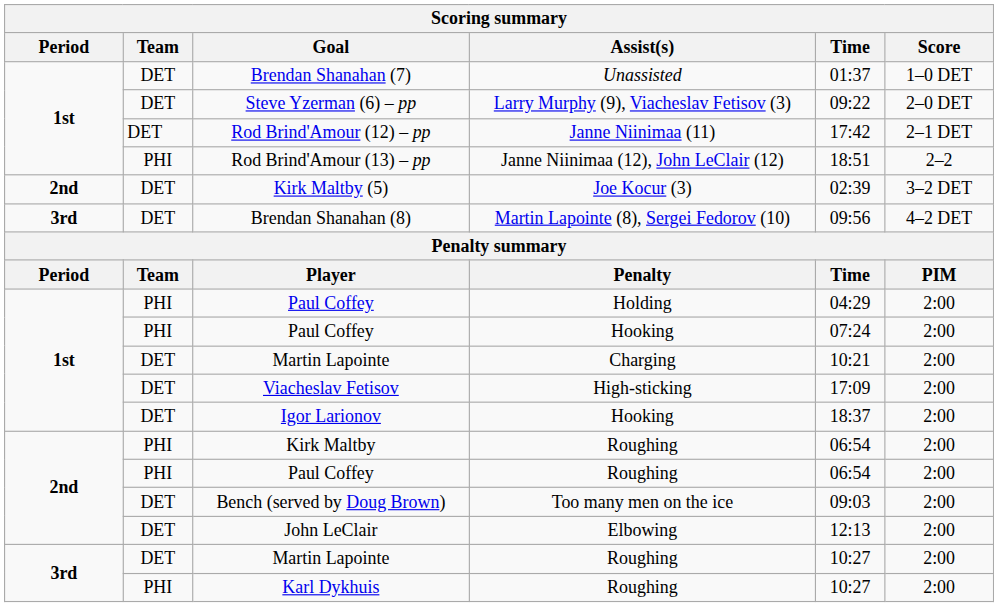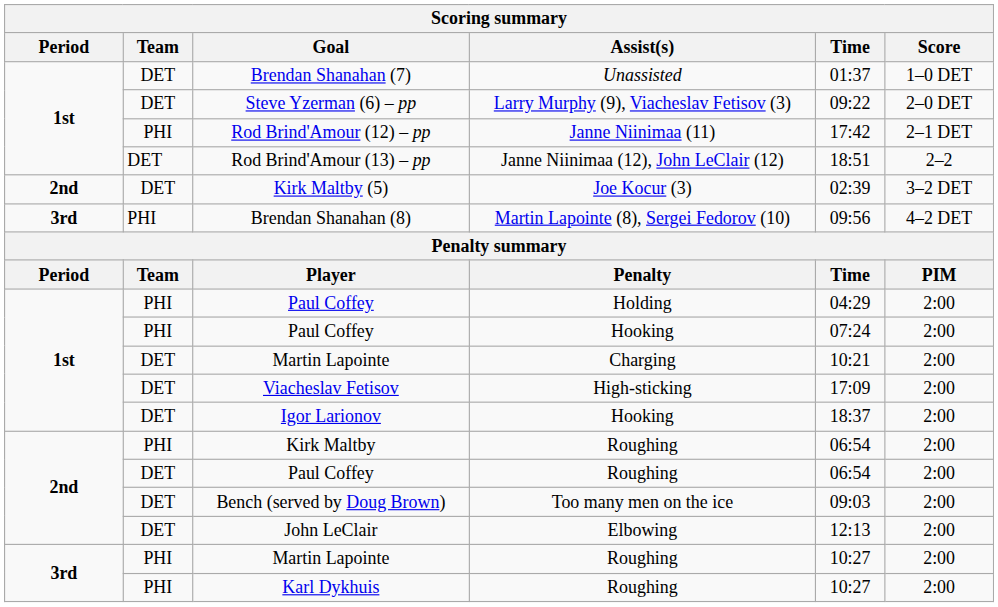(145, 132) DET -> (158, 132) PHI
(158, 160) PHI -> (145, 160) DET
(158, 217) DET -> (142, 217) PHI
(158, 473) PHI -> (158, 473) DET
(158, 558) DET -> (158, 558) PHI
